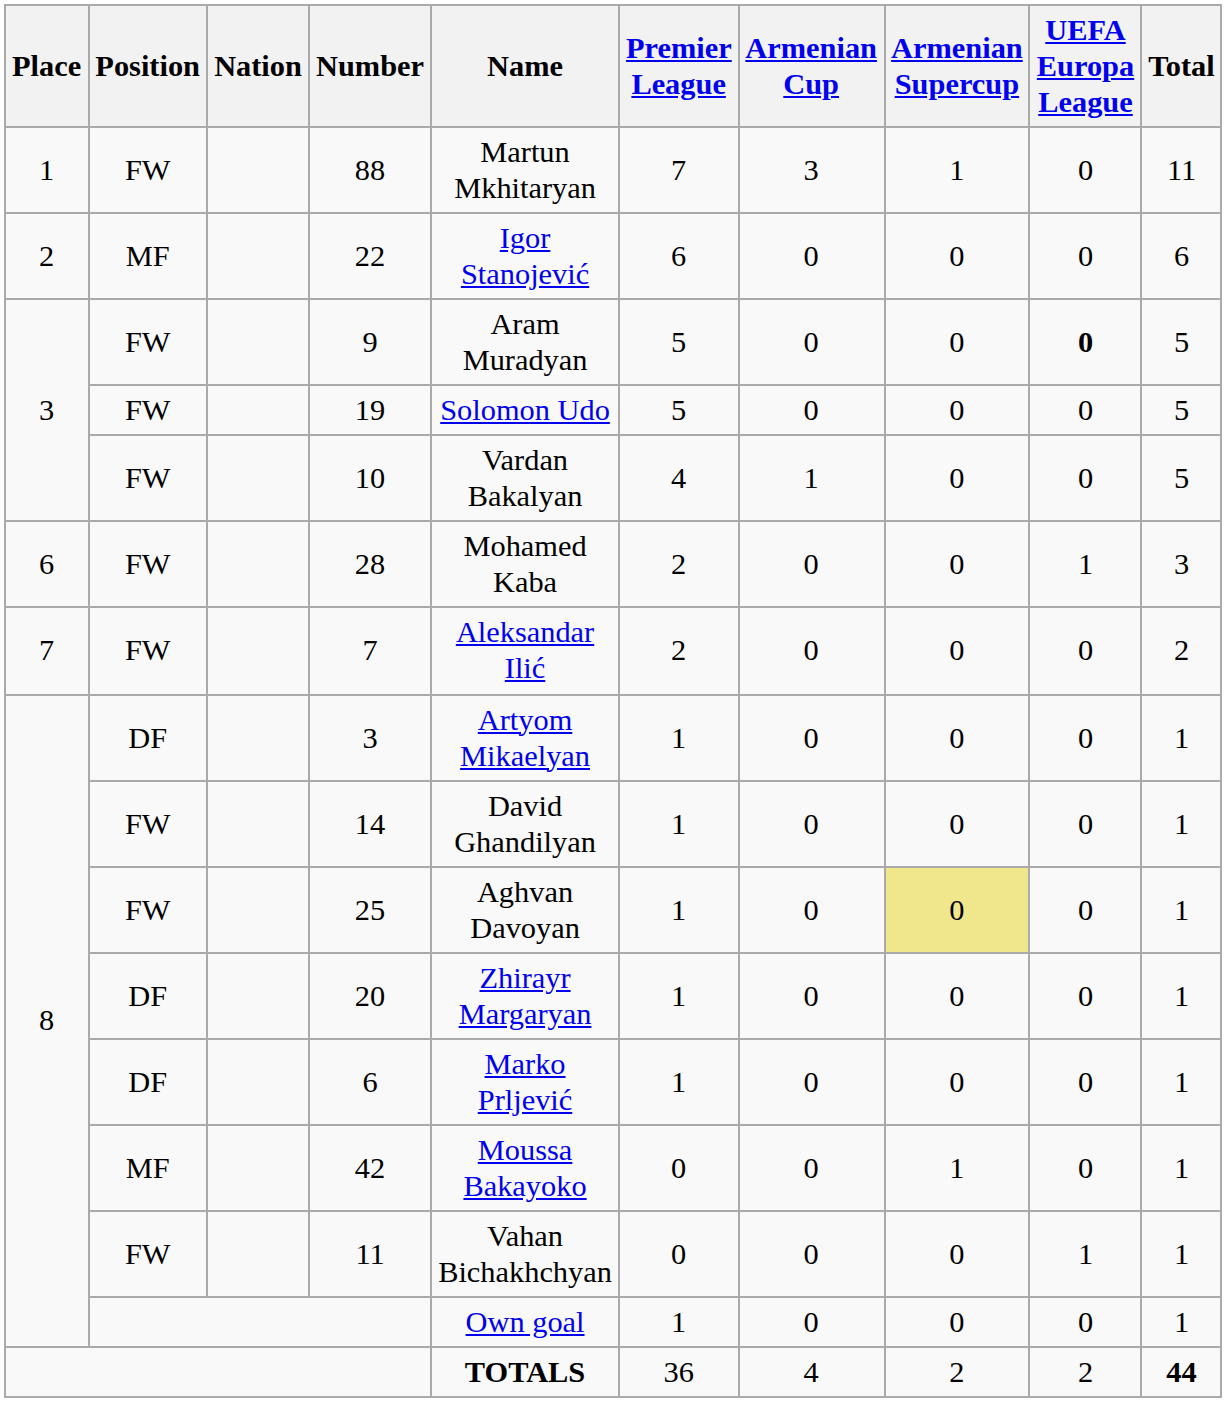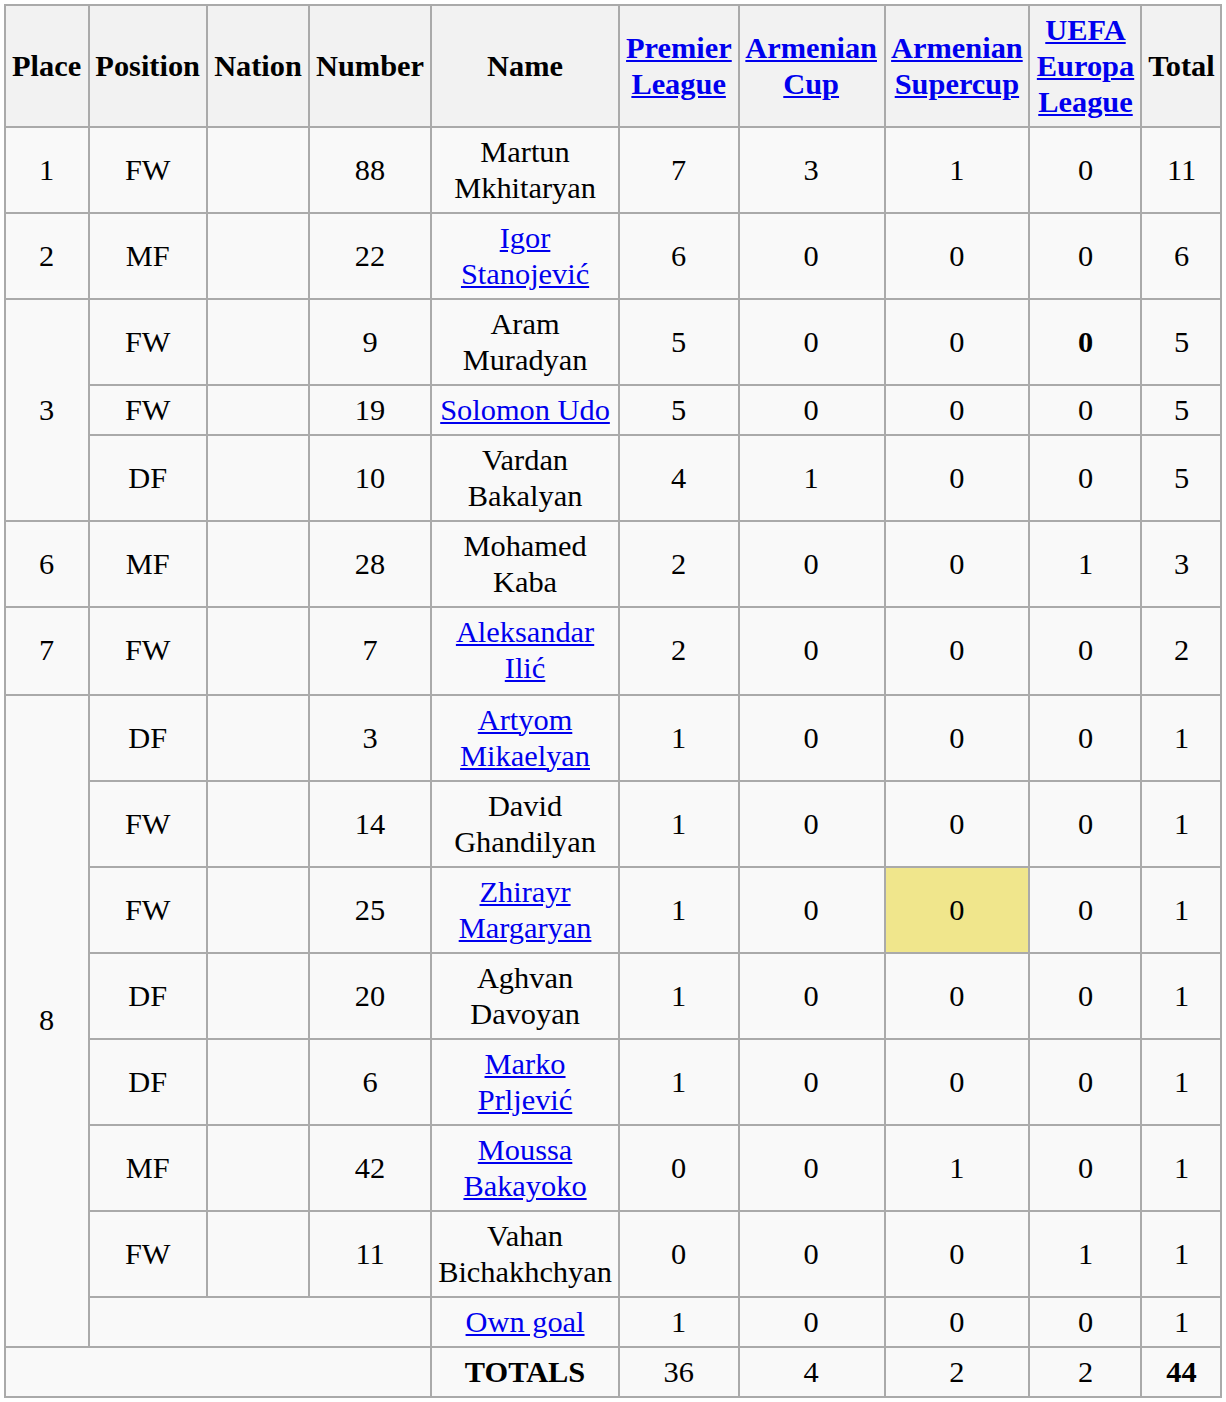(148, 478) FW -> (148, 478) DF
(148, 564) FW -> (148, 564) MF
(525, 908) Aghvan Davoyan -> (525, 908) Zhirayr Margaryan
(525, 995) Zhirayr Margaryan -> (525, 995) Aghvan Davoyan
